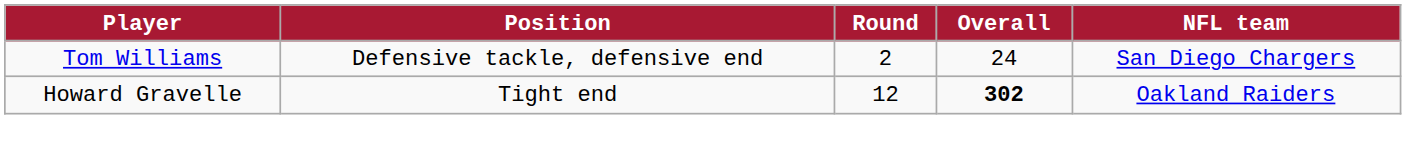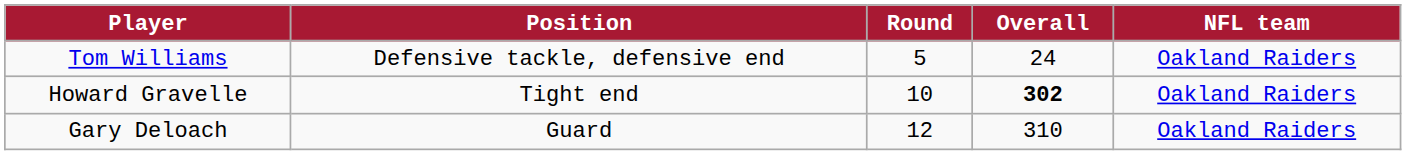(885, 59) 2 -> (920, 59) 5
(1236, 59) San Diego Chargers -> (1257, 59) Oakland Raiders
(885, 95) 12 -> (920, 95) 10
+ row: (148, 131)
